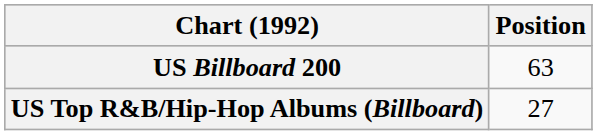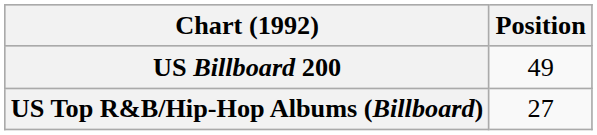(541, 66) 63 -> (541, 66) 49
